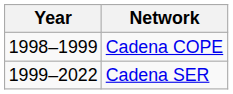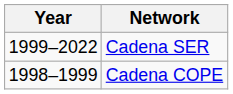rows swapped: (164, 46) <-> (158, 74)
